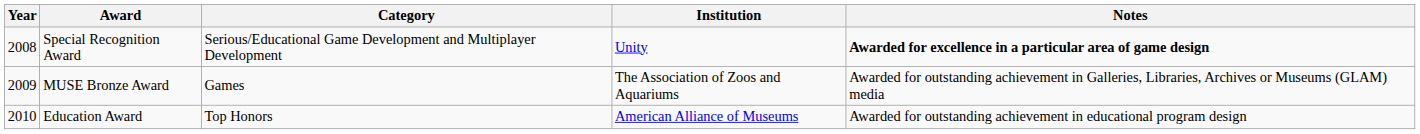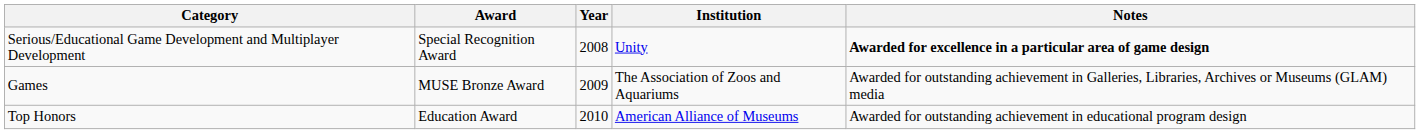columns swapped: (22, 15) <-> (406, 15)
